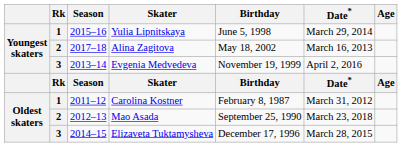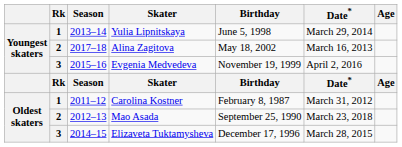(88, 32) 2015–16 -> (88, 32) 2013–14
(88, 65) 2013–14 -> (88, 65) 2015–16
